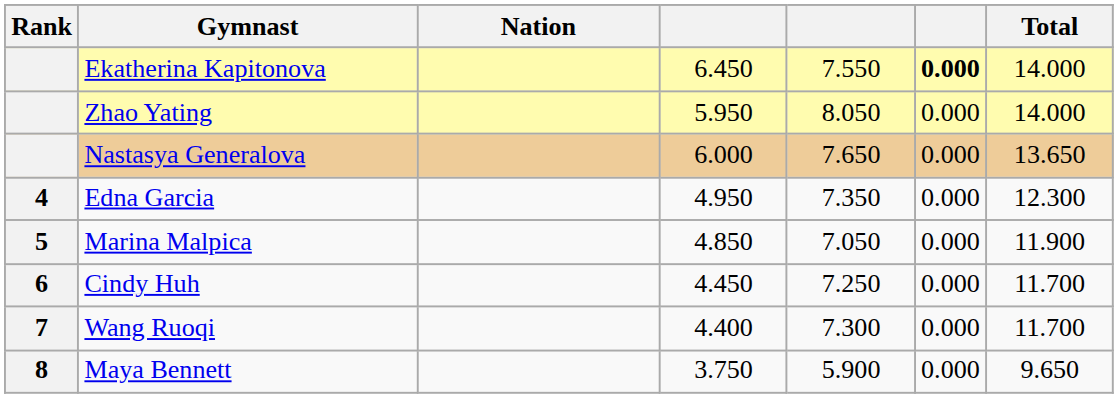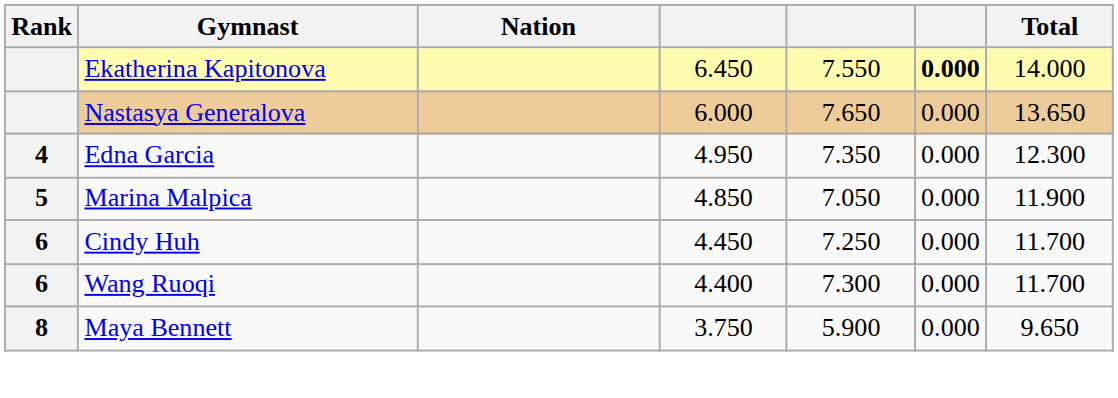- row: (148, 111)
(42, 327) 7 -> (42, 284) 6
